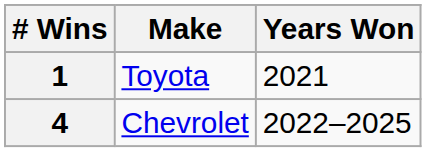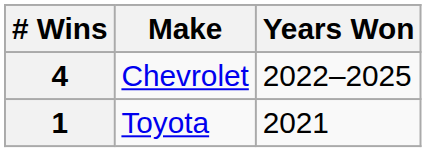rows swapped: (60, 123) <-> (60, 76)
